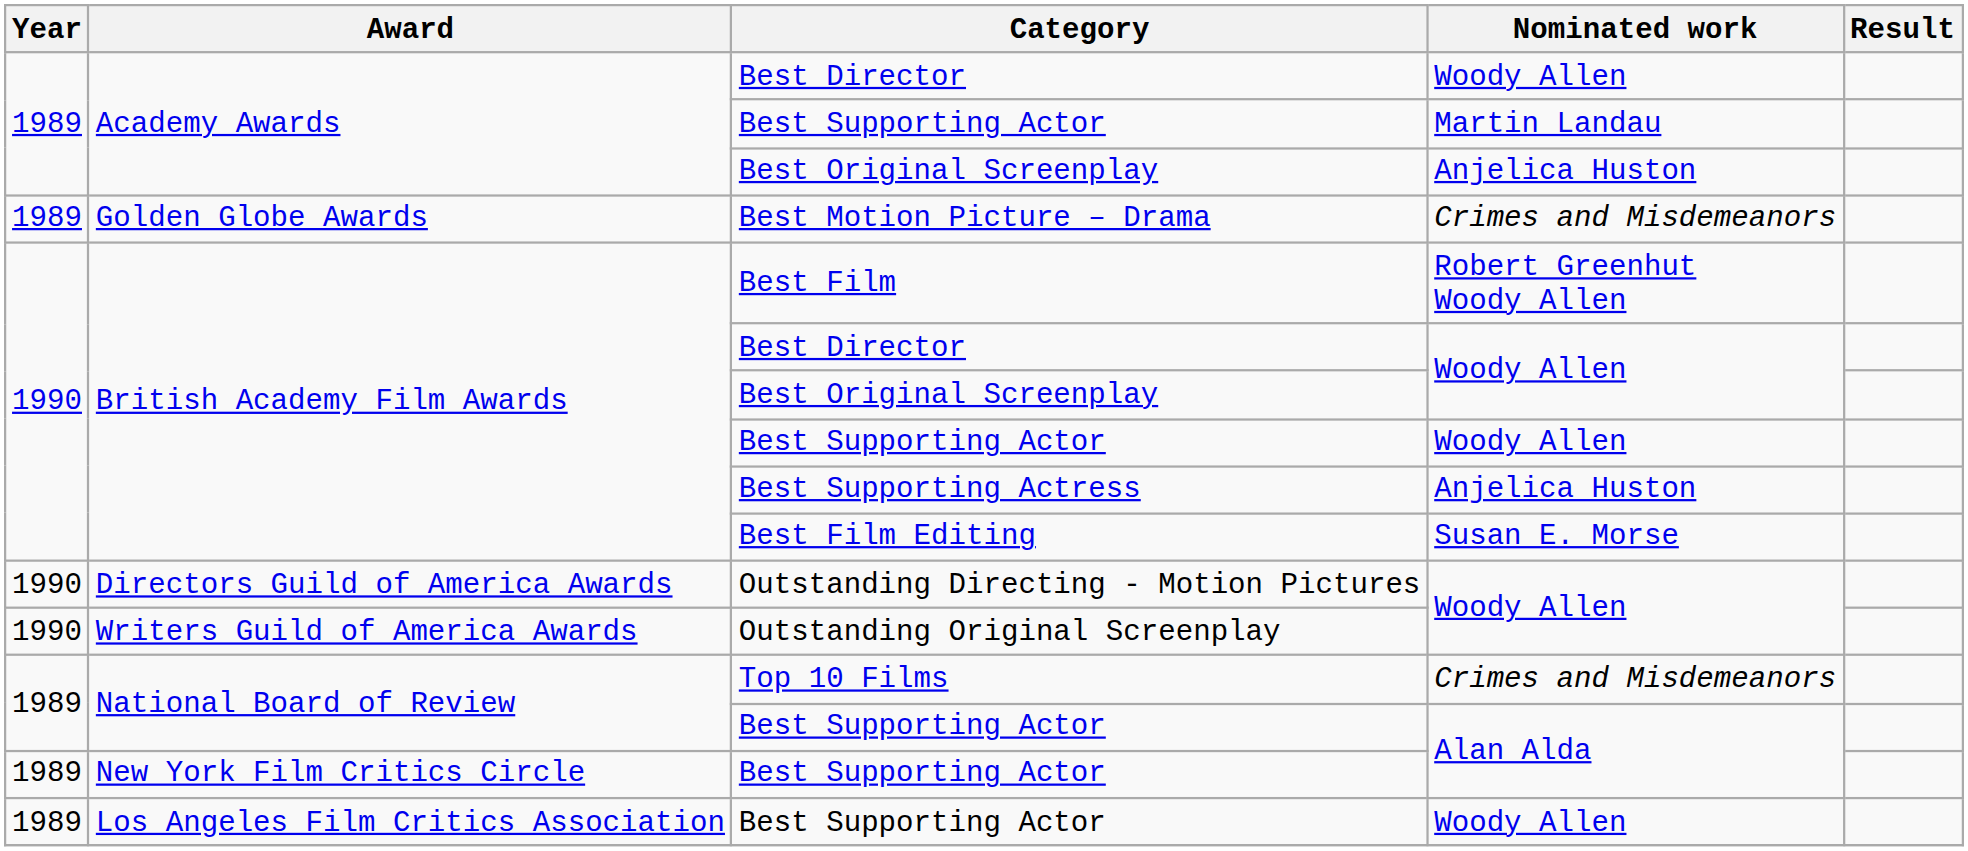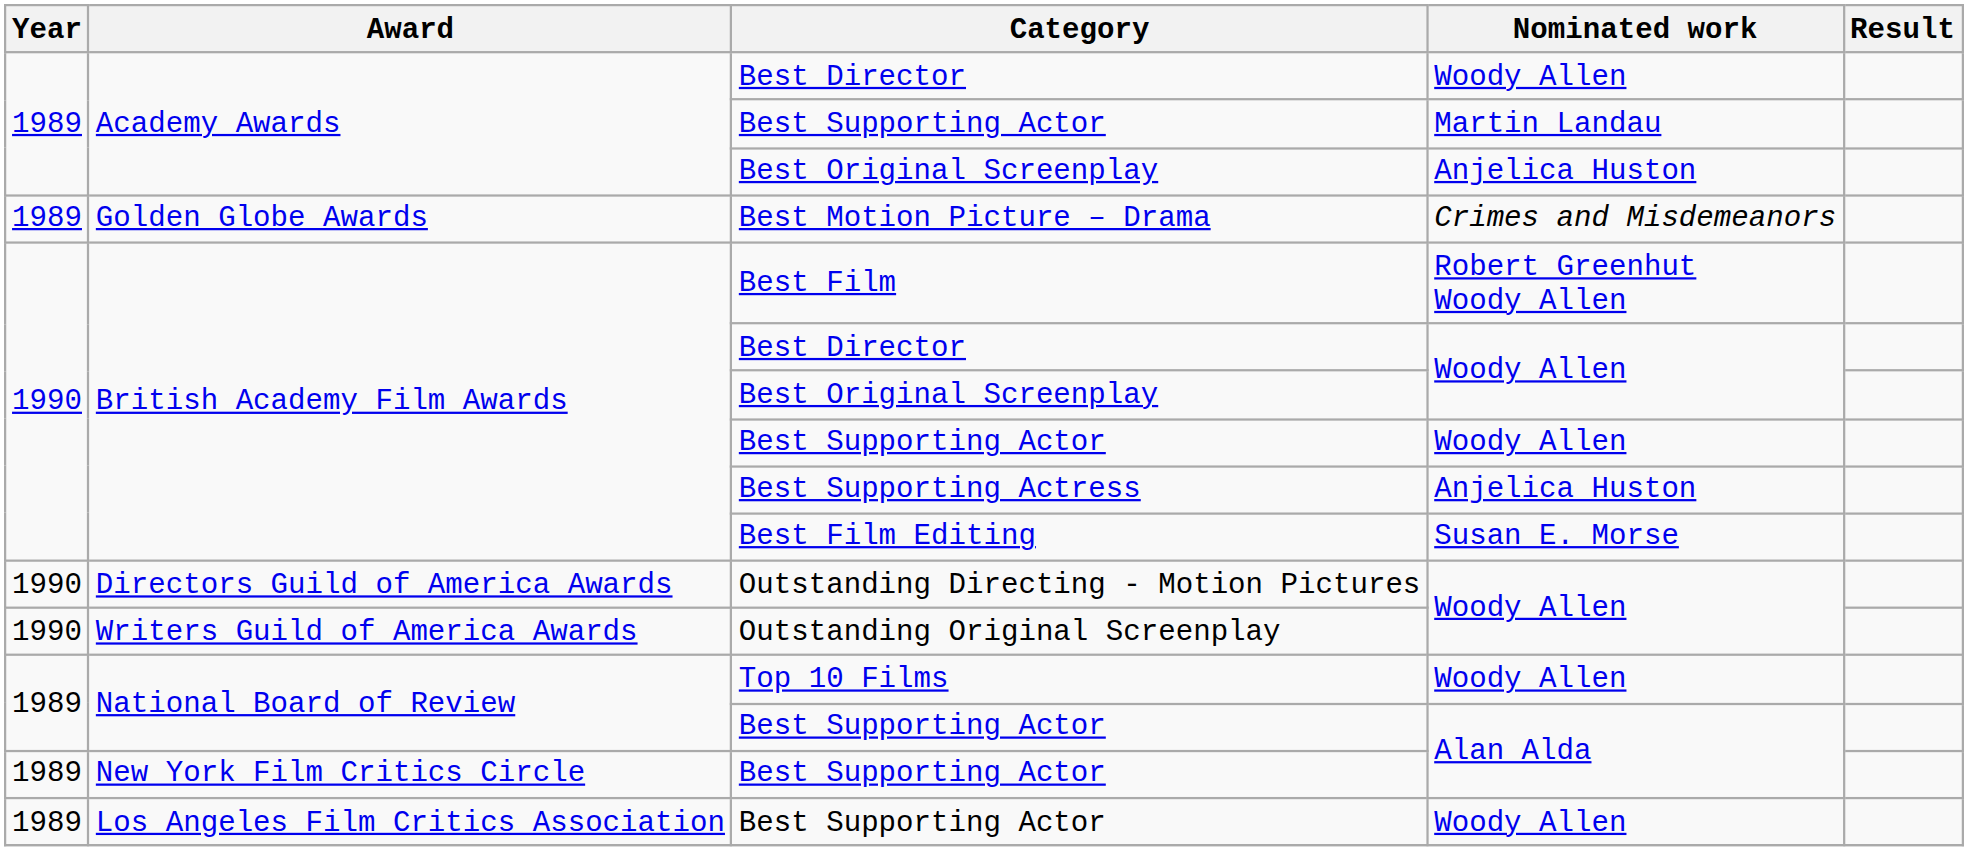(1635, 679) Crimes and Misdemeanors -> (1530, 679) Woody Allen
